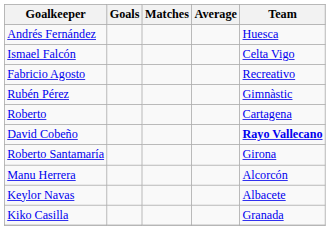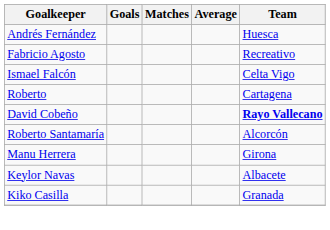rows swapped: (41, 54) <-> (46, 74)
- row: (38, 94)
(259, 155) Girona -> (265, 135) Alcorcón
(265, 175) Alcorcón -> (259, 155) Girona
